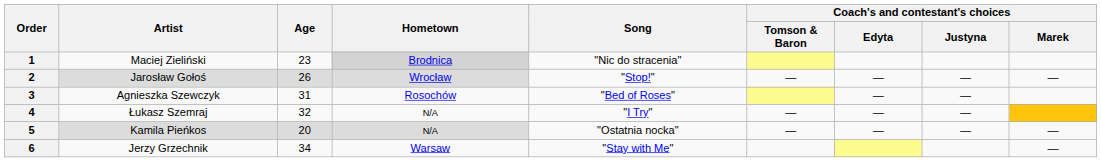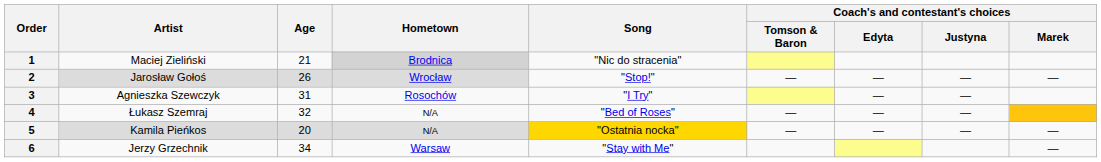(305, 60) 23 -> (305, 60) 21
(638, 95) "Bed of Roses" -> (638, 95) "I Try"
(638, 113) "I Try" -> (638, 113) "Bed of Roses"
(638, 130) no background -> (638, 130) gold background
